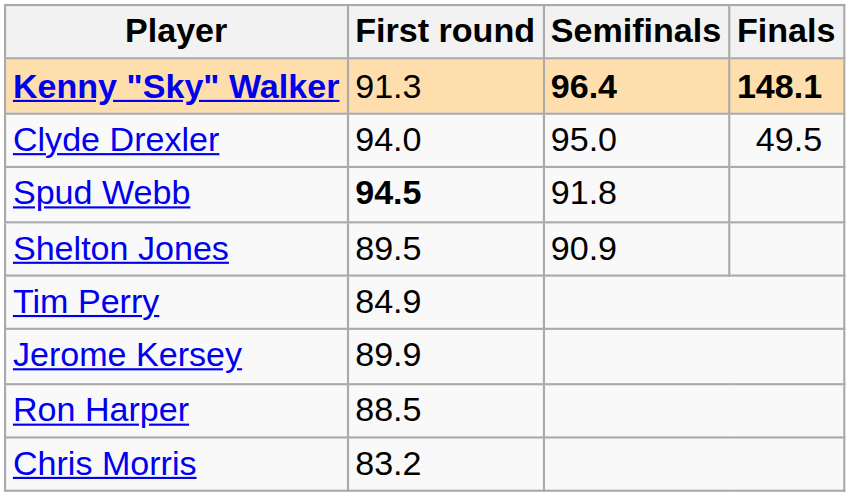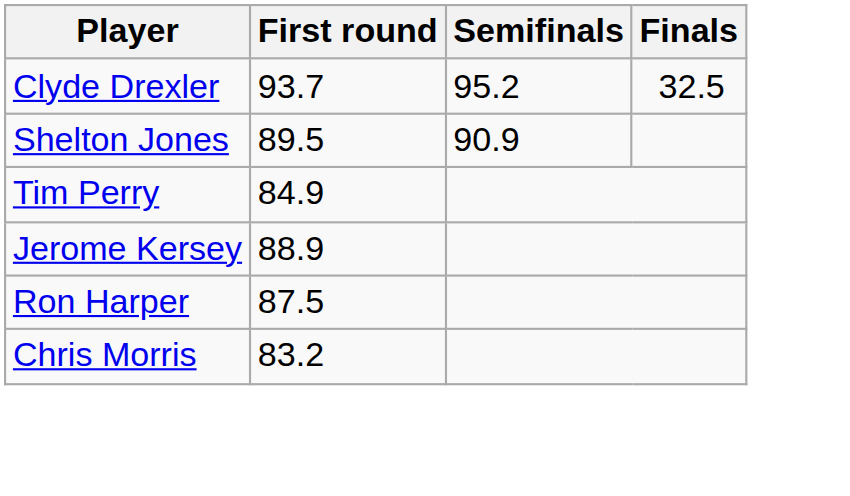- row: (176, 85)
(388, 139) 94.0 -> (291, 85) 93.7
(584, 139) 95.0 -> (487, 85) 95.2
(780, 139) 49.5 -> (682, 85) 32.5
- row: (102, 193)
(388, 355) 89.9 -> (291, 247) 88.9
(388, 409) 88.5 -> (291, 301) 87.5
